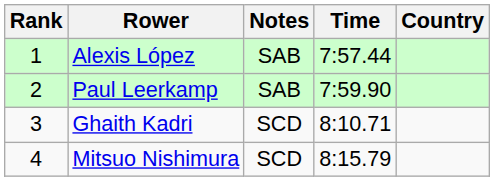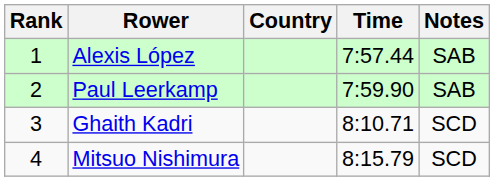columns swapped: (443, 21) <-> (279, 21)
